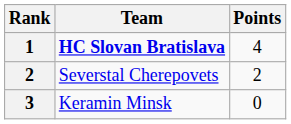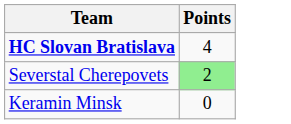- column: (30, 18)
(257, 75) no background -> (207, 75) lightgreen background
